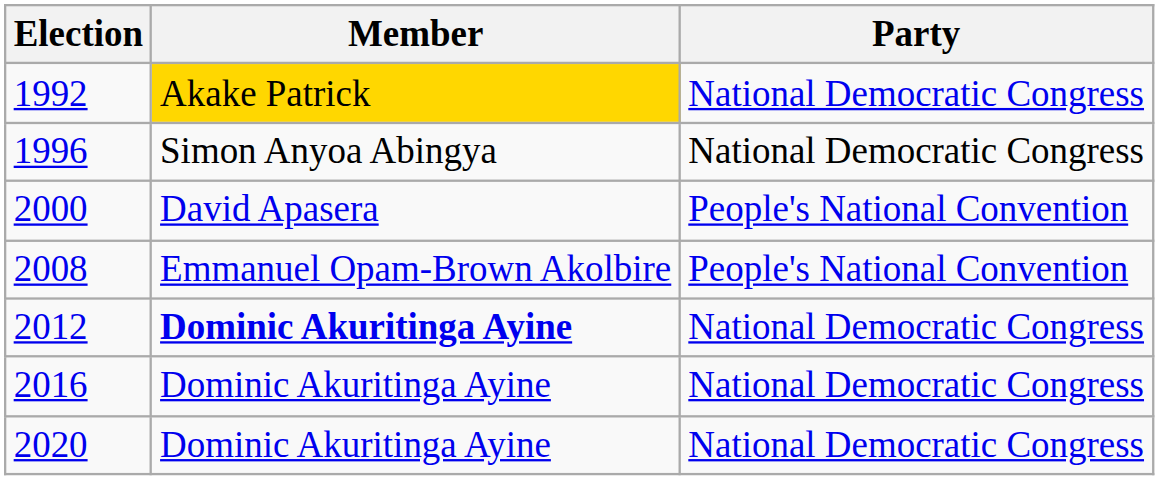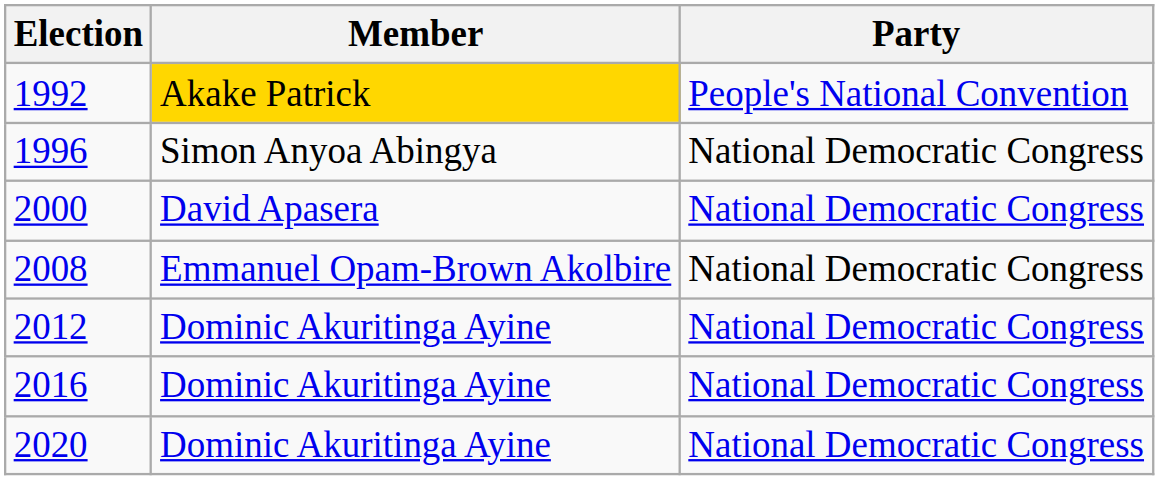(916, 92) National Democratic Congress -> (908, 92) People's National Convention
(908, 209) People's National Convention -> (916, 209) National Democratic Congress
(908, 268) People's National Convention -> (916, 268) National Democratic Congress
(366, 326) bold -> (355, 326) normal
